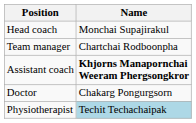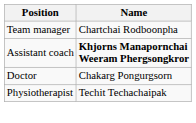- row: (32, 30)
(123, 110) lightblue background -> (123, 93) no background
